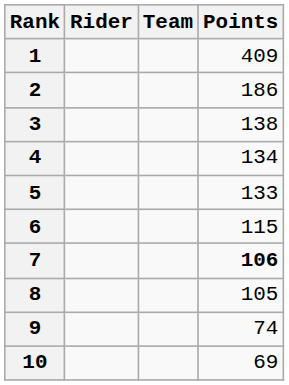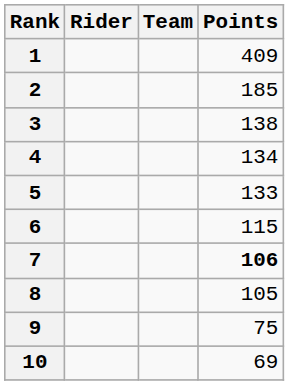(260, 90) 186 -> (260, 90) 185
(266, 329) 74 -> (266, 329) 75
